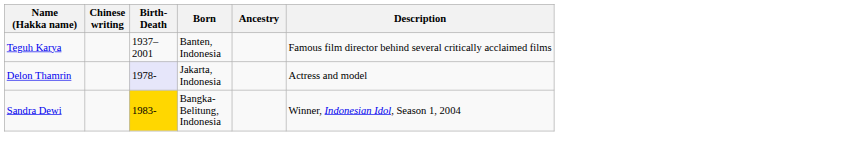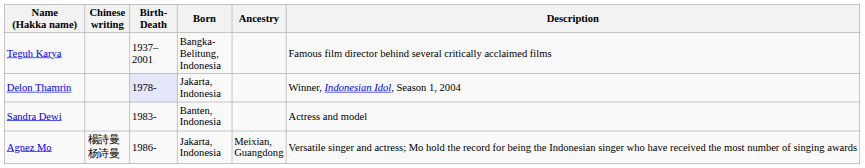(200, 47) Banten, Indonesia -> (200, 53) Bangka-Belitung, Indonesia
(328, 76) Actress and model -> (375, 87) Winner, Indonesian Idol, Season 1, 2004
(144, 110) gold background -> (144, 116) no background
(200, 110) Bangka-Belitung, Indonesia -> (200, 116) Banten, Indonesia
(375, 110) Winner, Indonesian Idol, Season 1, 2004 -> (328, 116) Actress and model
+ row: (29, 147)
